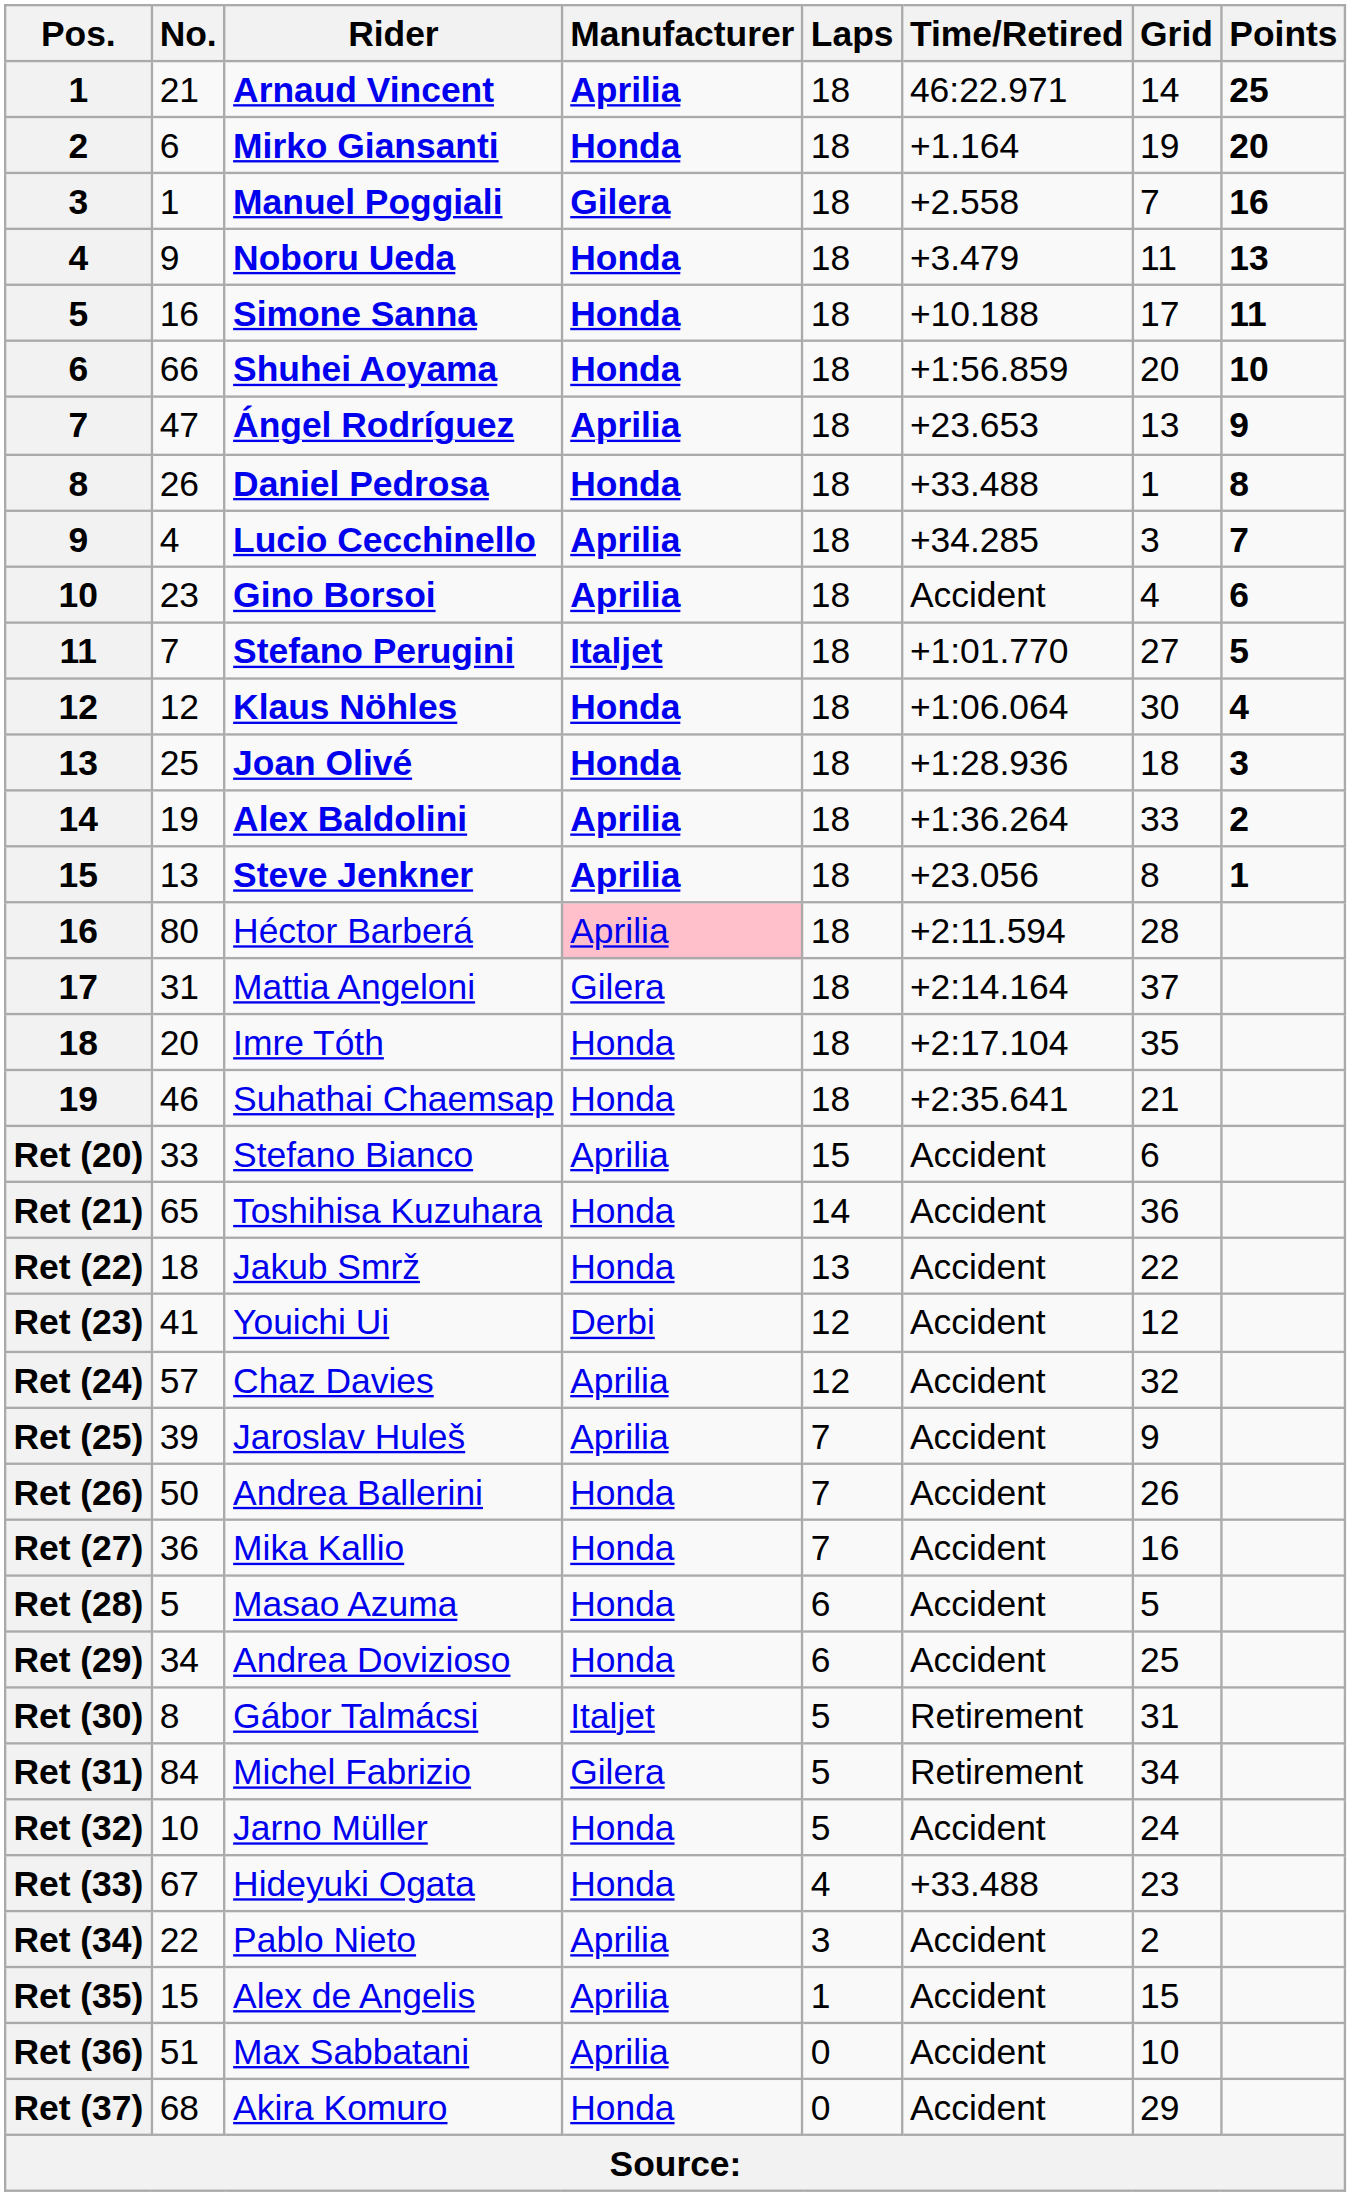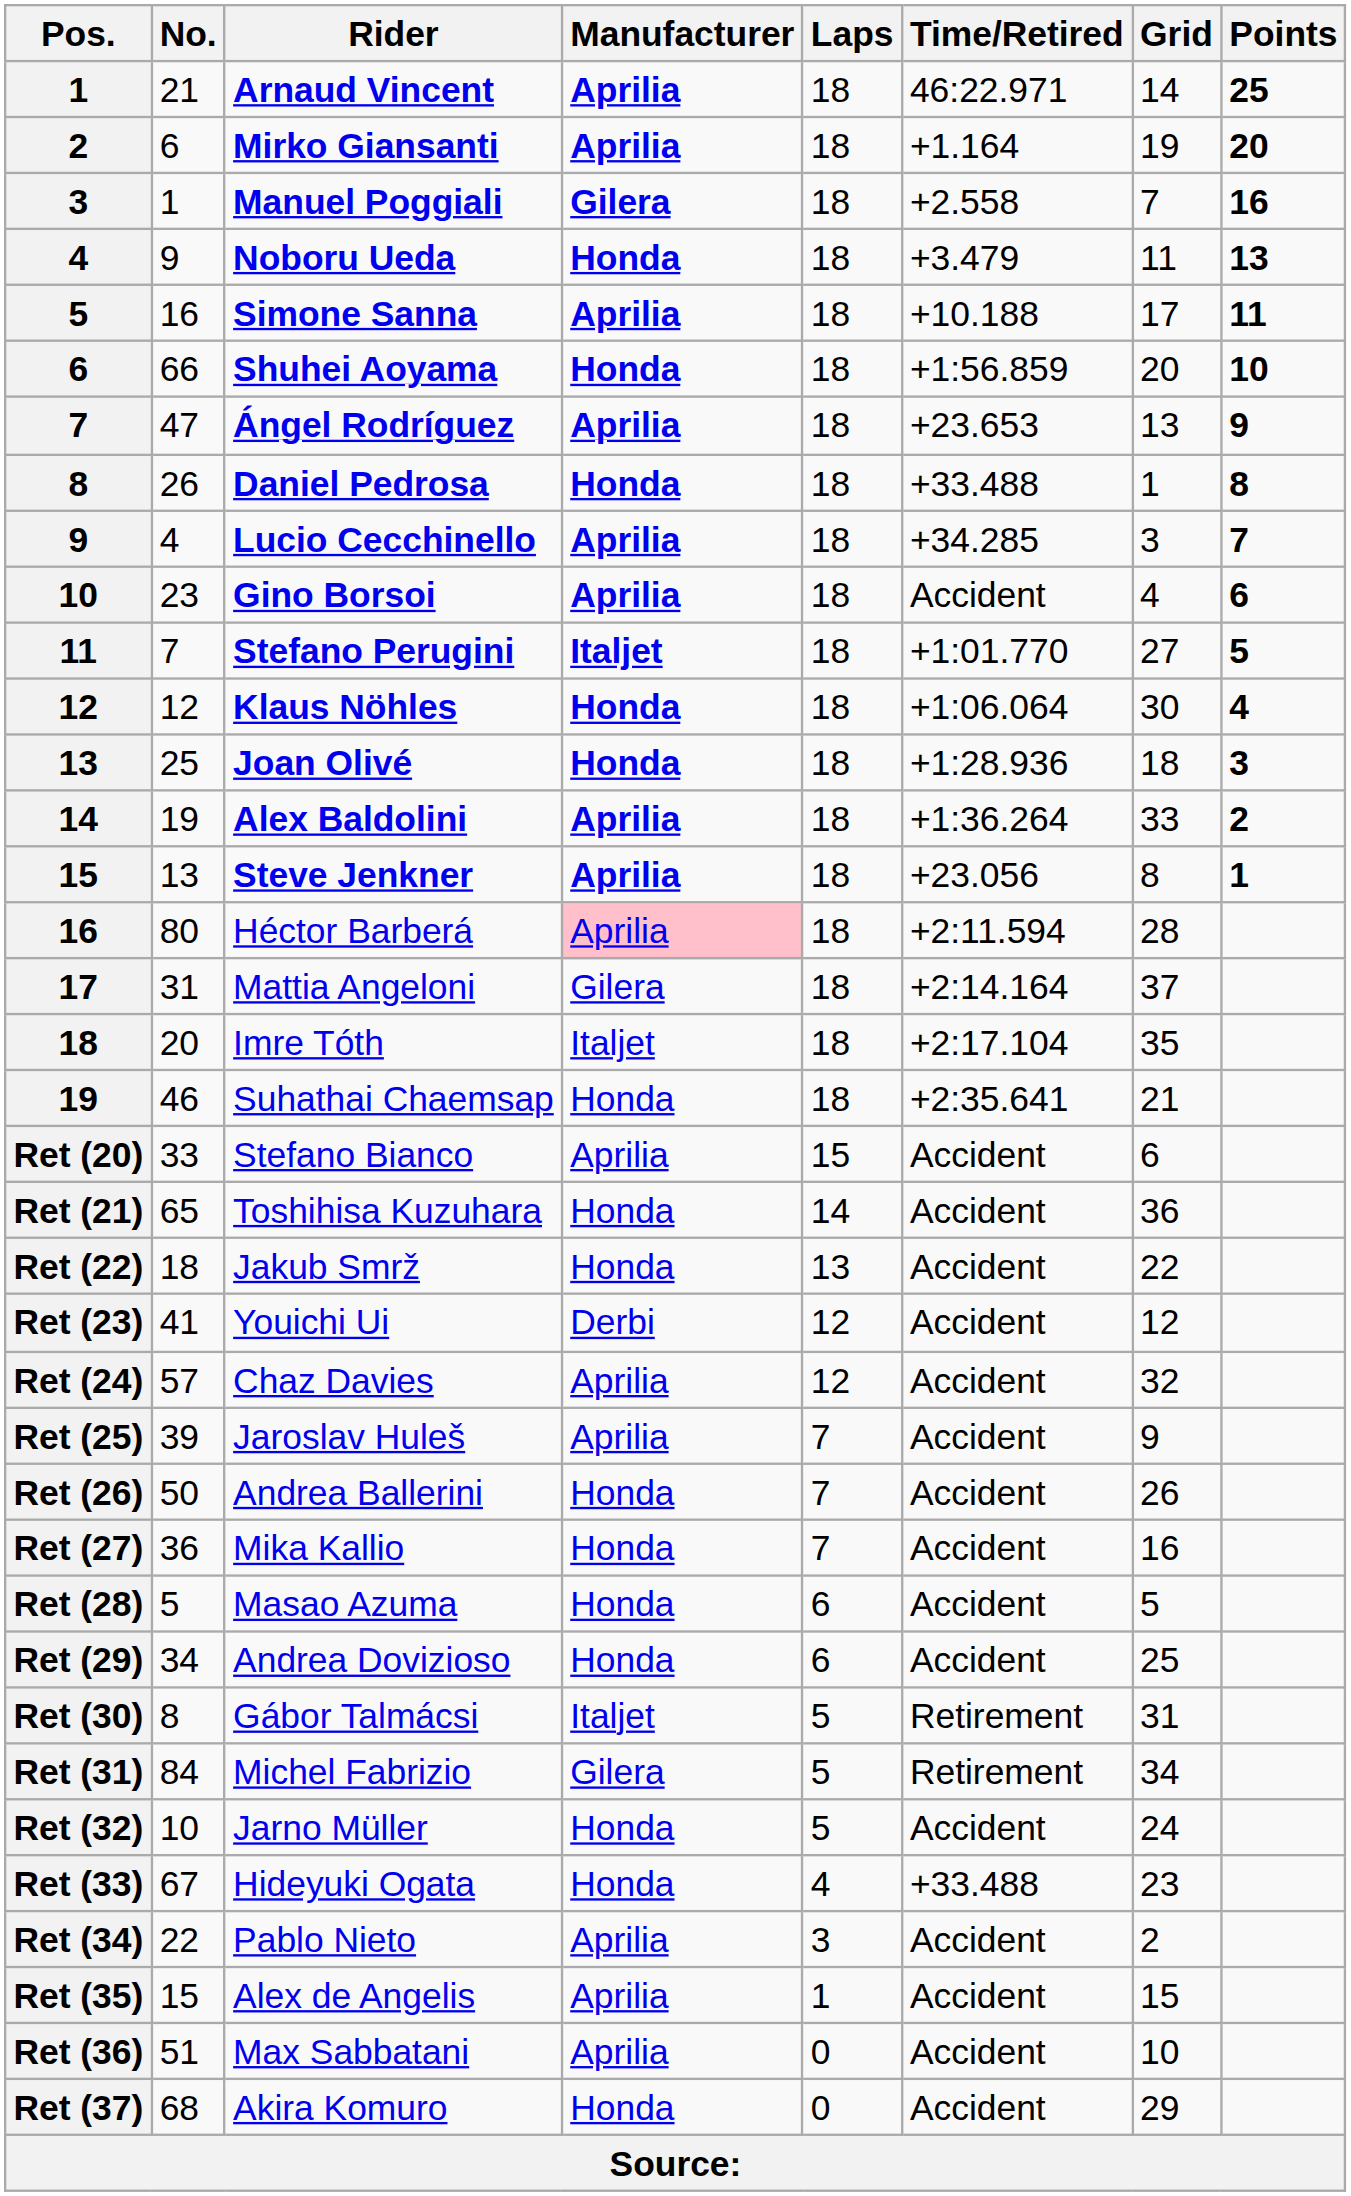(625, 146) Honda -> (625, 146) Aprilia
(625, 314) Honda -> (625, 314) Aprilia
(622, 1043) Honda -> (613, 1043) Italjet
